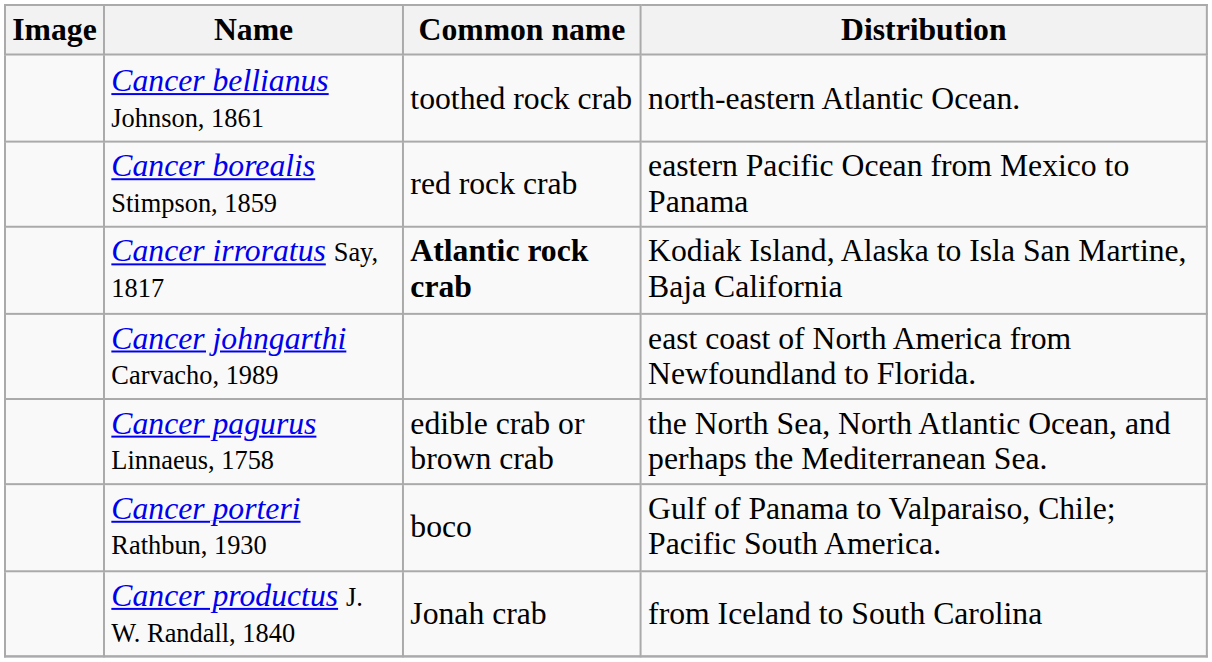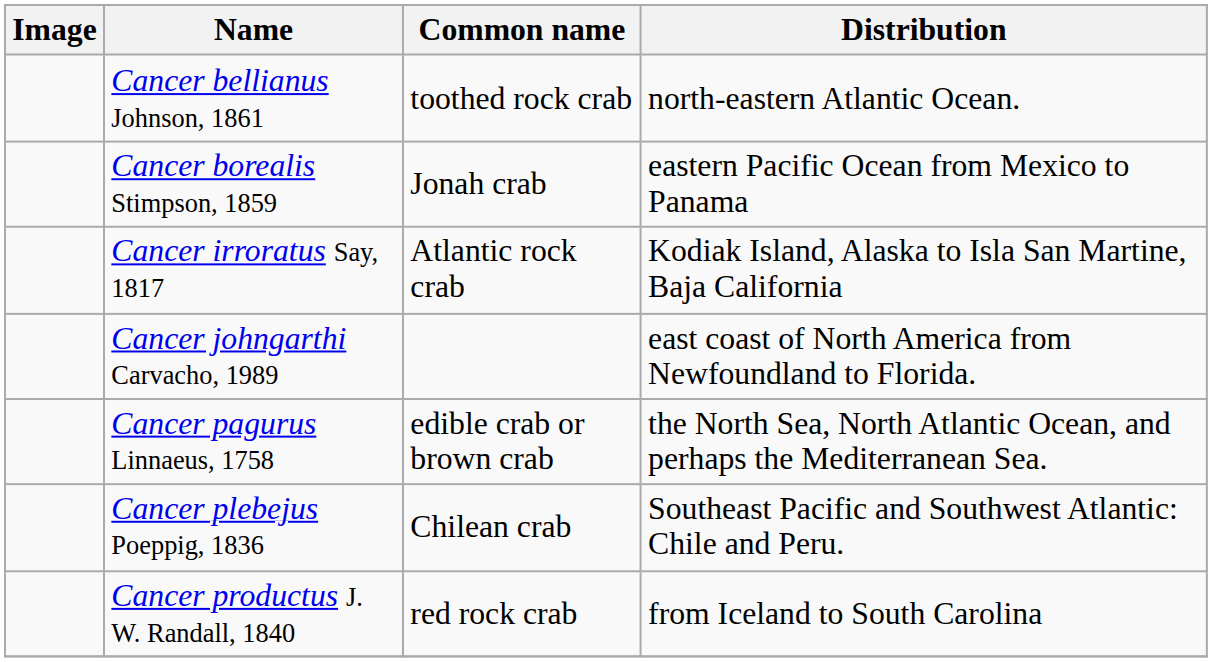(494, 183) red rock crab -> (479, 183) Jonah crab
(499, 269) bold -> (493, 269) normal
+ row: (215, 527)
- row: (206, 527)
(479, 612) Jonah crab -> (494, 612) red rock crab
